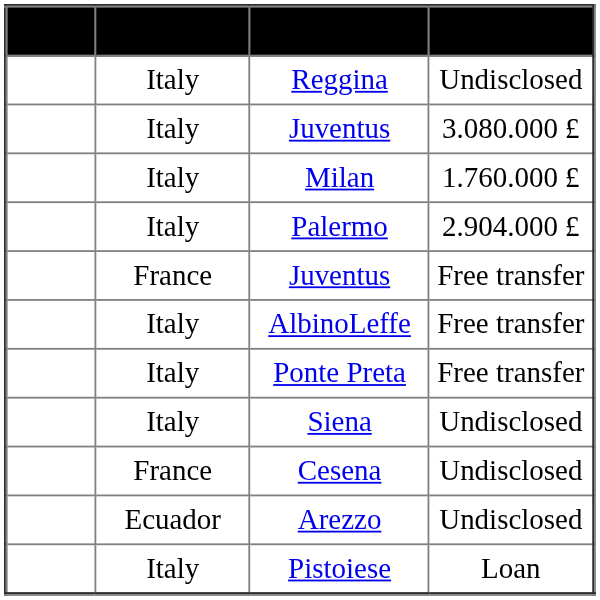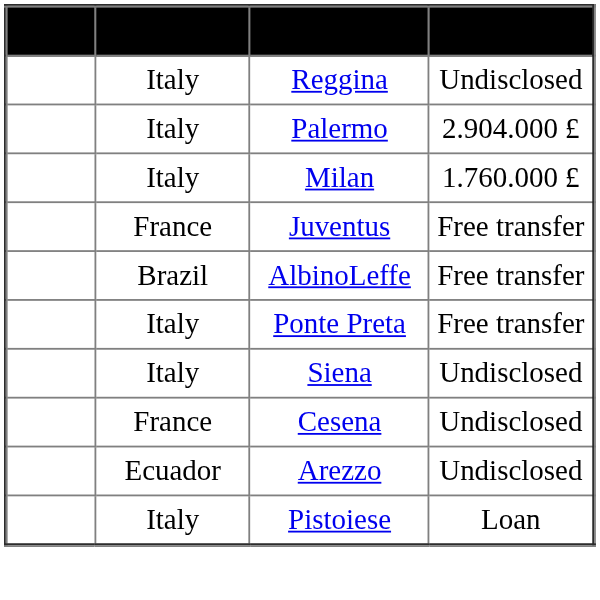- row: (340, 128)
rows swapped: (340, 226) <-> (340, 177)
(173, 323) Italy -> (173, 275) Brazil
